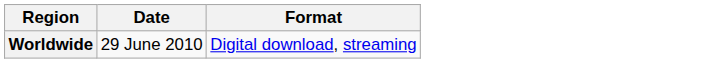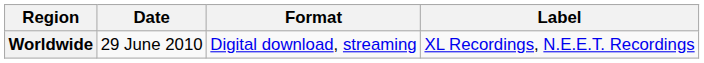+ column: (560, 17)
